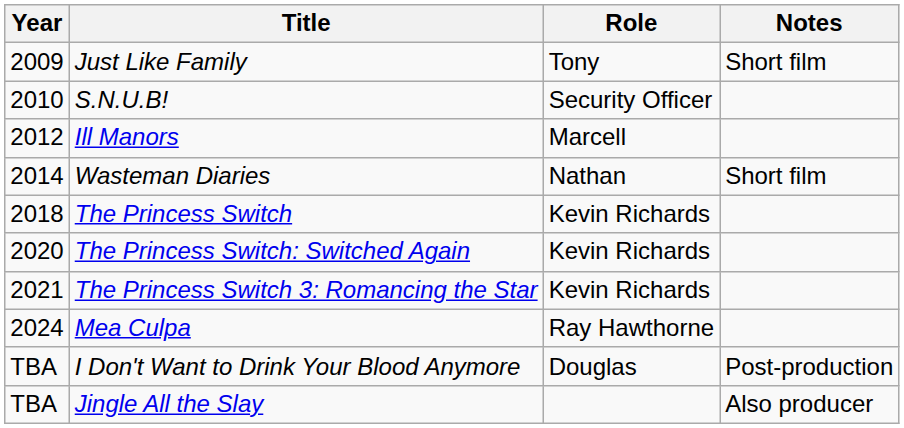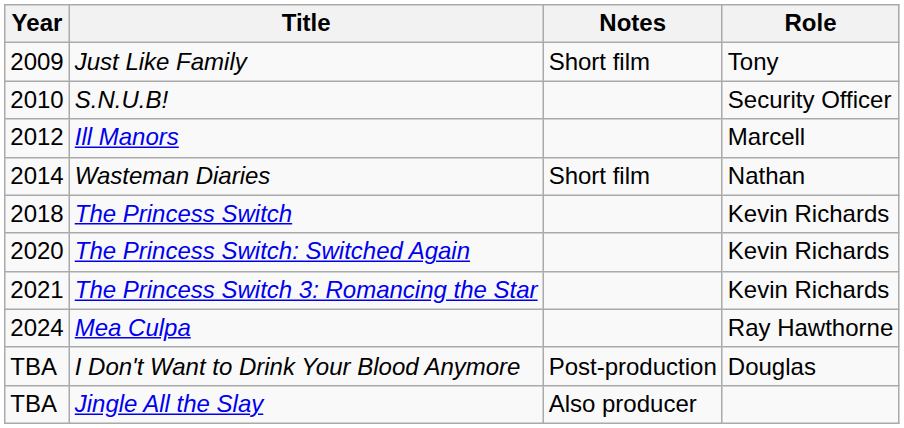columns swapped: (631, 23) <-> (809, 23)
